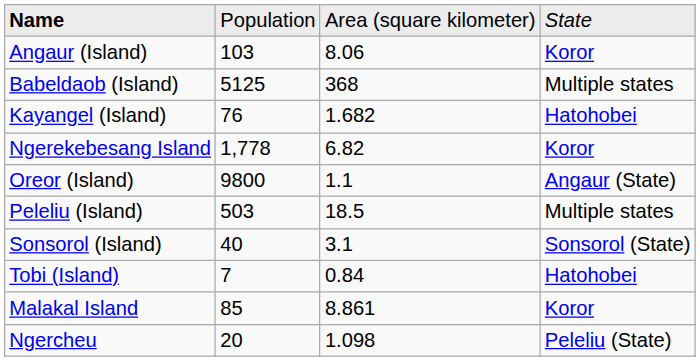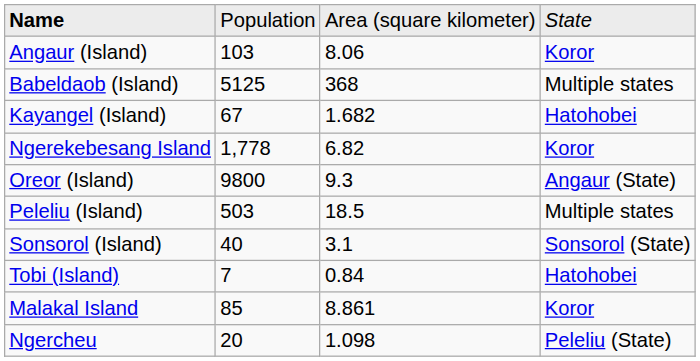(232, 116) 76 -> (232, 116) 67
(339, 180) 1.1 -> (339, 180) 9.3
